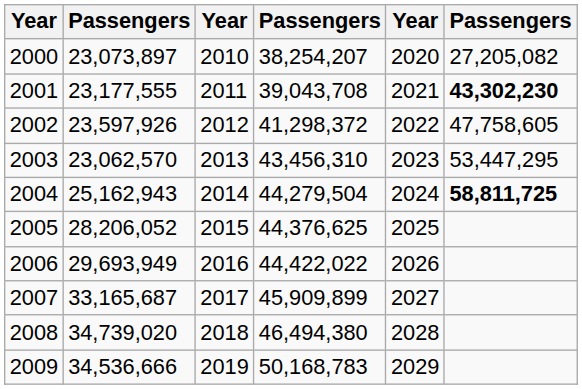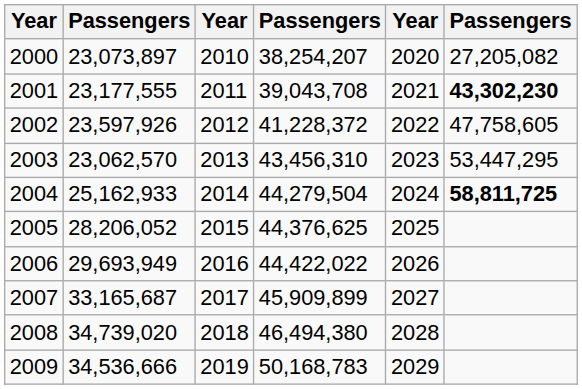(313, 125) 41,298,372 -> (313, 125) 41,228,372
(123, 194) 25,162,943 -> (123, 194) 25,162,933
